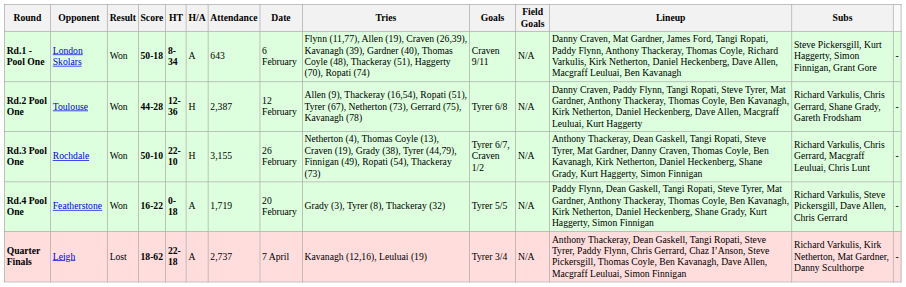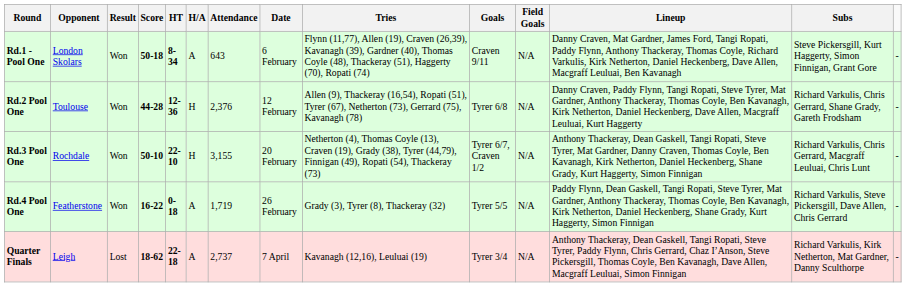(221, 106) 2,387 -> (221, 106) 2,376
(279, 156) 26 February -> (279, 156) 20 February
(279, 206) 20 February -> (279, 206) 26 February
